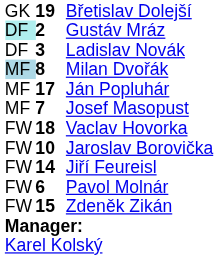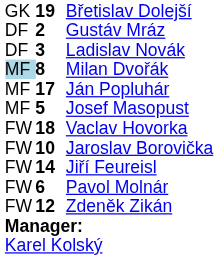(17, 30) paleturquoise background -> (17, 30) no background
(40, 108) 7 -> (40, 108) 5
(45, 206) 15 -> (45, 206) 12
